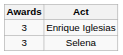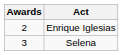(24, 27) 3 -> (24, 27) 2
